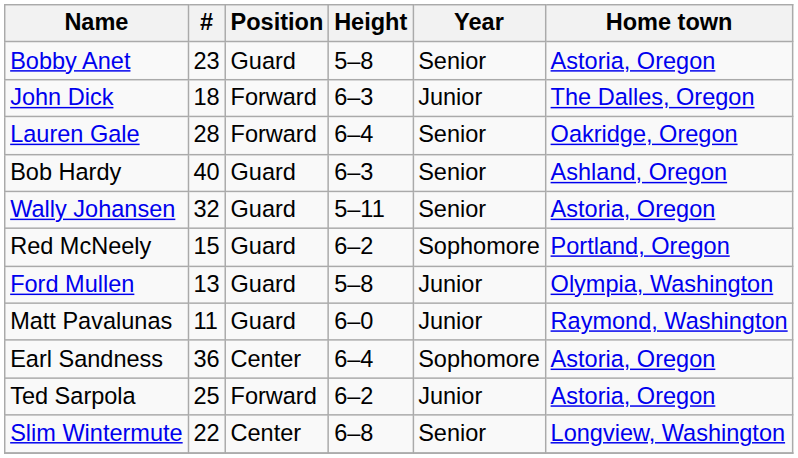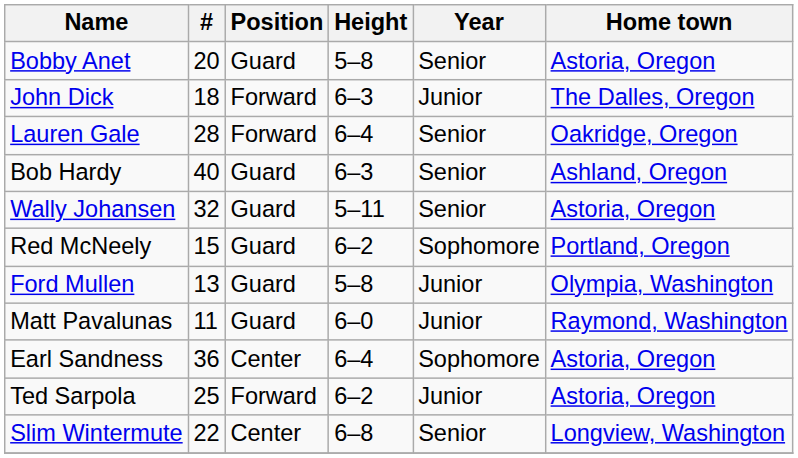(207, 60) 23 -> (207, 60) 20
